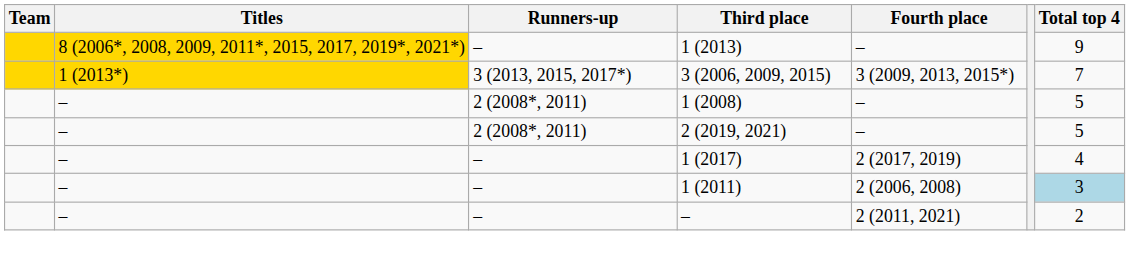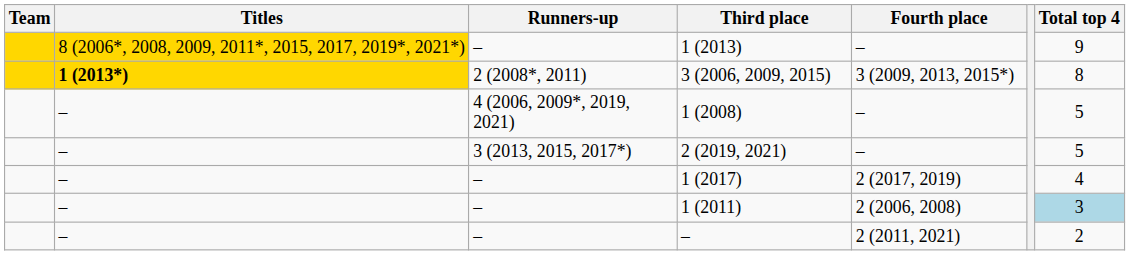(93, 74) normal -> (93, 74) bold
(552, 74) 3 (2013, 2015, 2017*) -> (530, 74) 2 (2008*, 2011)
(1079, 74) 7 -> (1079, 74) 8
(530, 103) 2 (2008*, 2011) -> (552, 113) 4 (2006, 2009*, 2019, 2021)
(530, 131) 2 (2008*, 2011) -> (552, 151) 3 (2013, 2015, 2017*)
